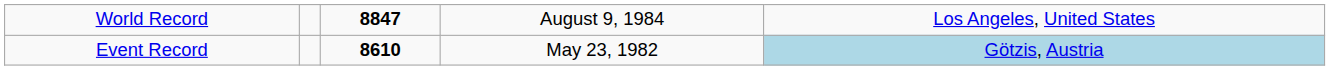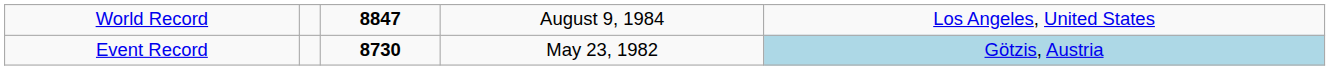(380, 50) 8610 -> (380, 50) 8730
